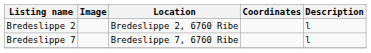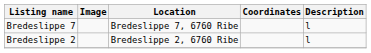rows swapped: (41, 26) <-> (41, 40)
